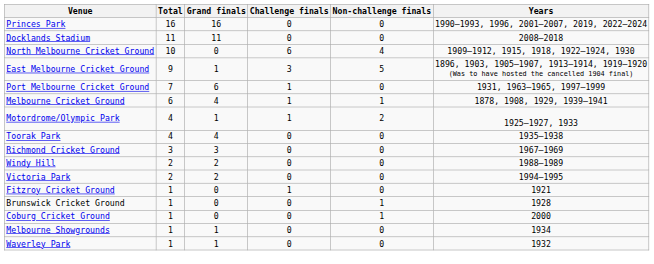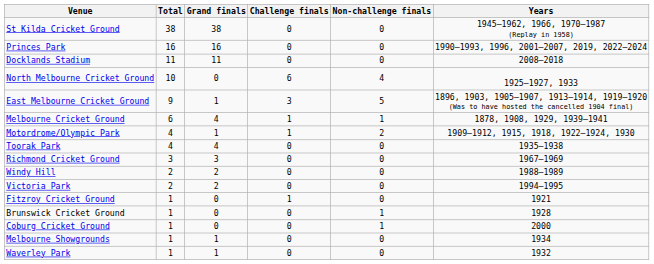+ row: (63, 29)
(541, 51) 1909–1912, 1915, 1918, 1922–1924, 1930 -> (541, 83) 1925–1927, 1933
- row: (78, 87)
(541, 123) 1925–1927, 1933 -> (541, 133) 1909–1912, 1915, 1918, 1922–1924, 1930
